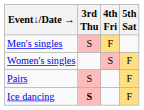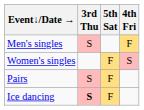columns swapped: (110, 20) <-> (129, 20)
